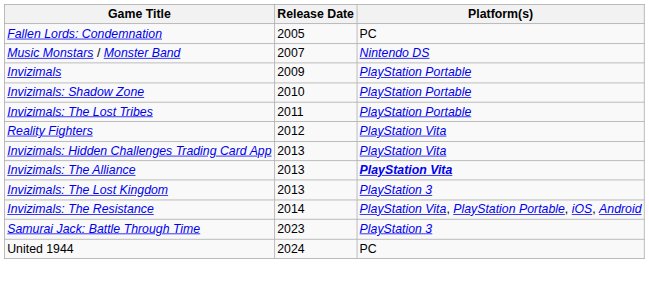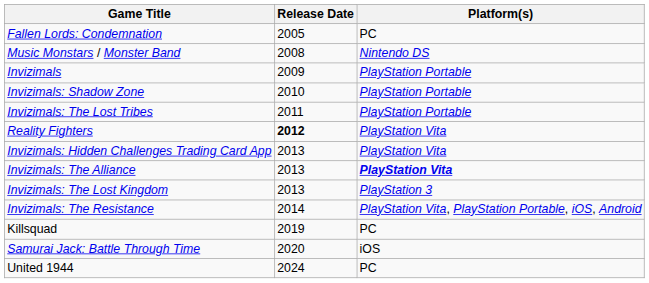(291, 53) 2007 -> (291, 53) 2008
(291, 131) normal -> (291, 131) bold
+ row: (32, 229)
(291, 229) 2023 -> (291, 248) 2020
(396, 229) PlayStation 3 -> (370, 248) iOS
